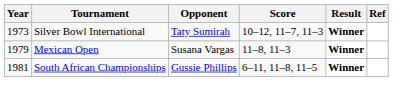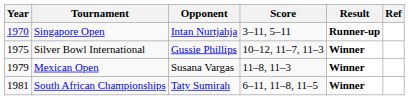+ row: (69, 31)
(18, 31) 1973 -> (18, 50) 1975
(200, 31) Taty Sumirah -> (204, 50) Gussie Phillips
(204, 68) Gussie Phillips -> (200, 86) Taty Sumirah
